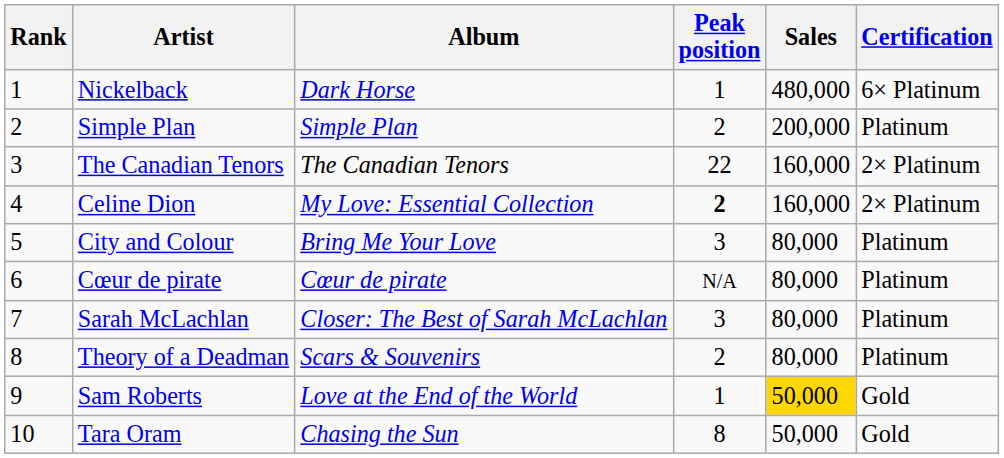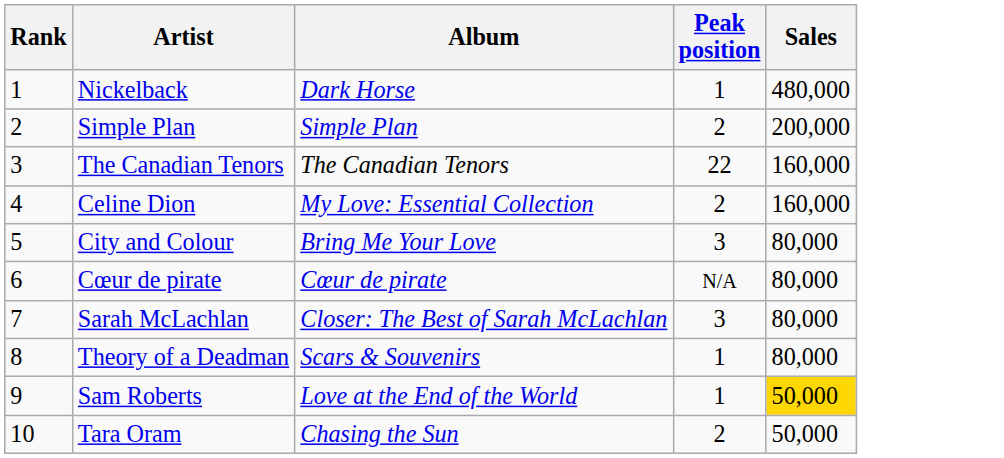- column: (927, 37)
(719, 204) bold -> (719, 204) normal
(719, 357) 2 -> (719, 357) 1
(719, 434) 8 -> (719, 434) 2
